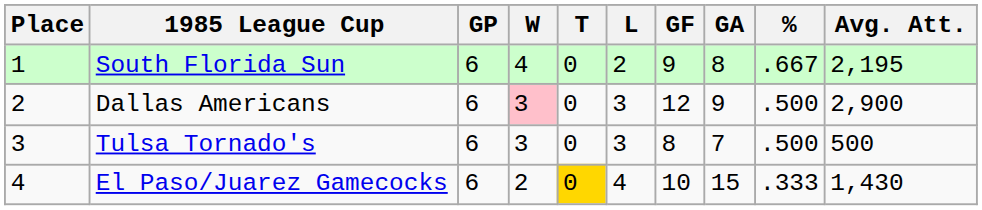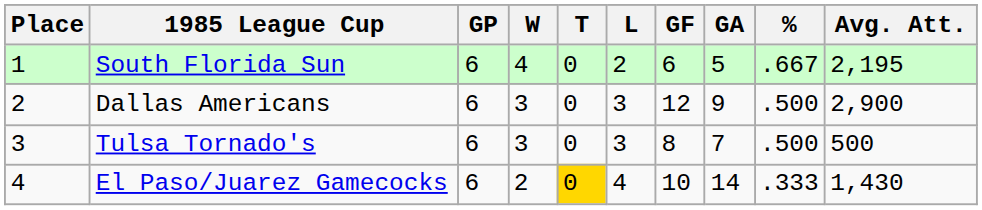(669, 65) 9 -> (669, 65) 6
(718, 65) 8 -> (718, 65) 5
(521, 105) pink background -> (521, 105) no background
(725, 184) 15 -> (725, 184) 14
